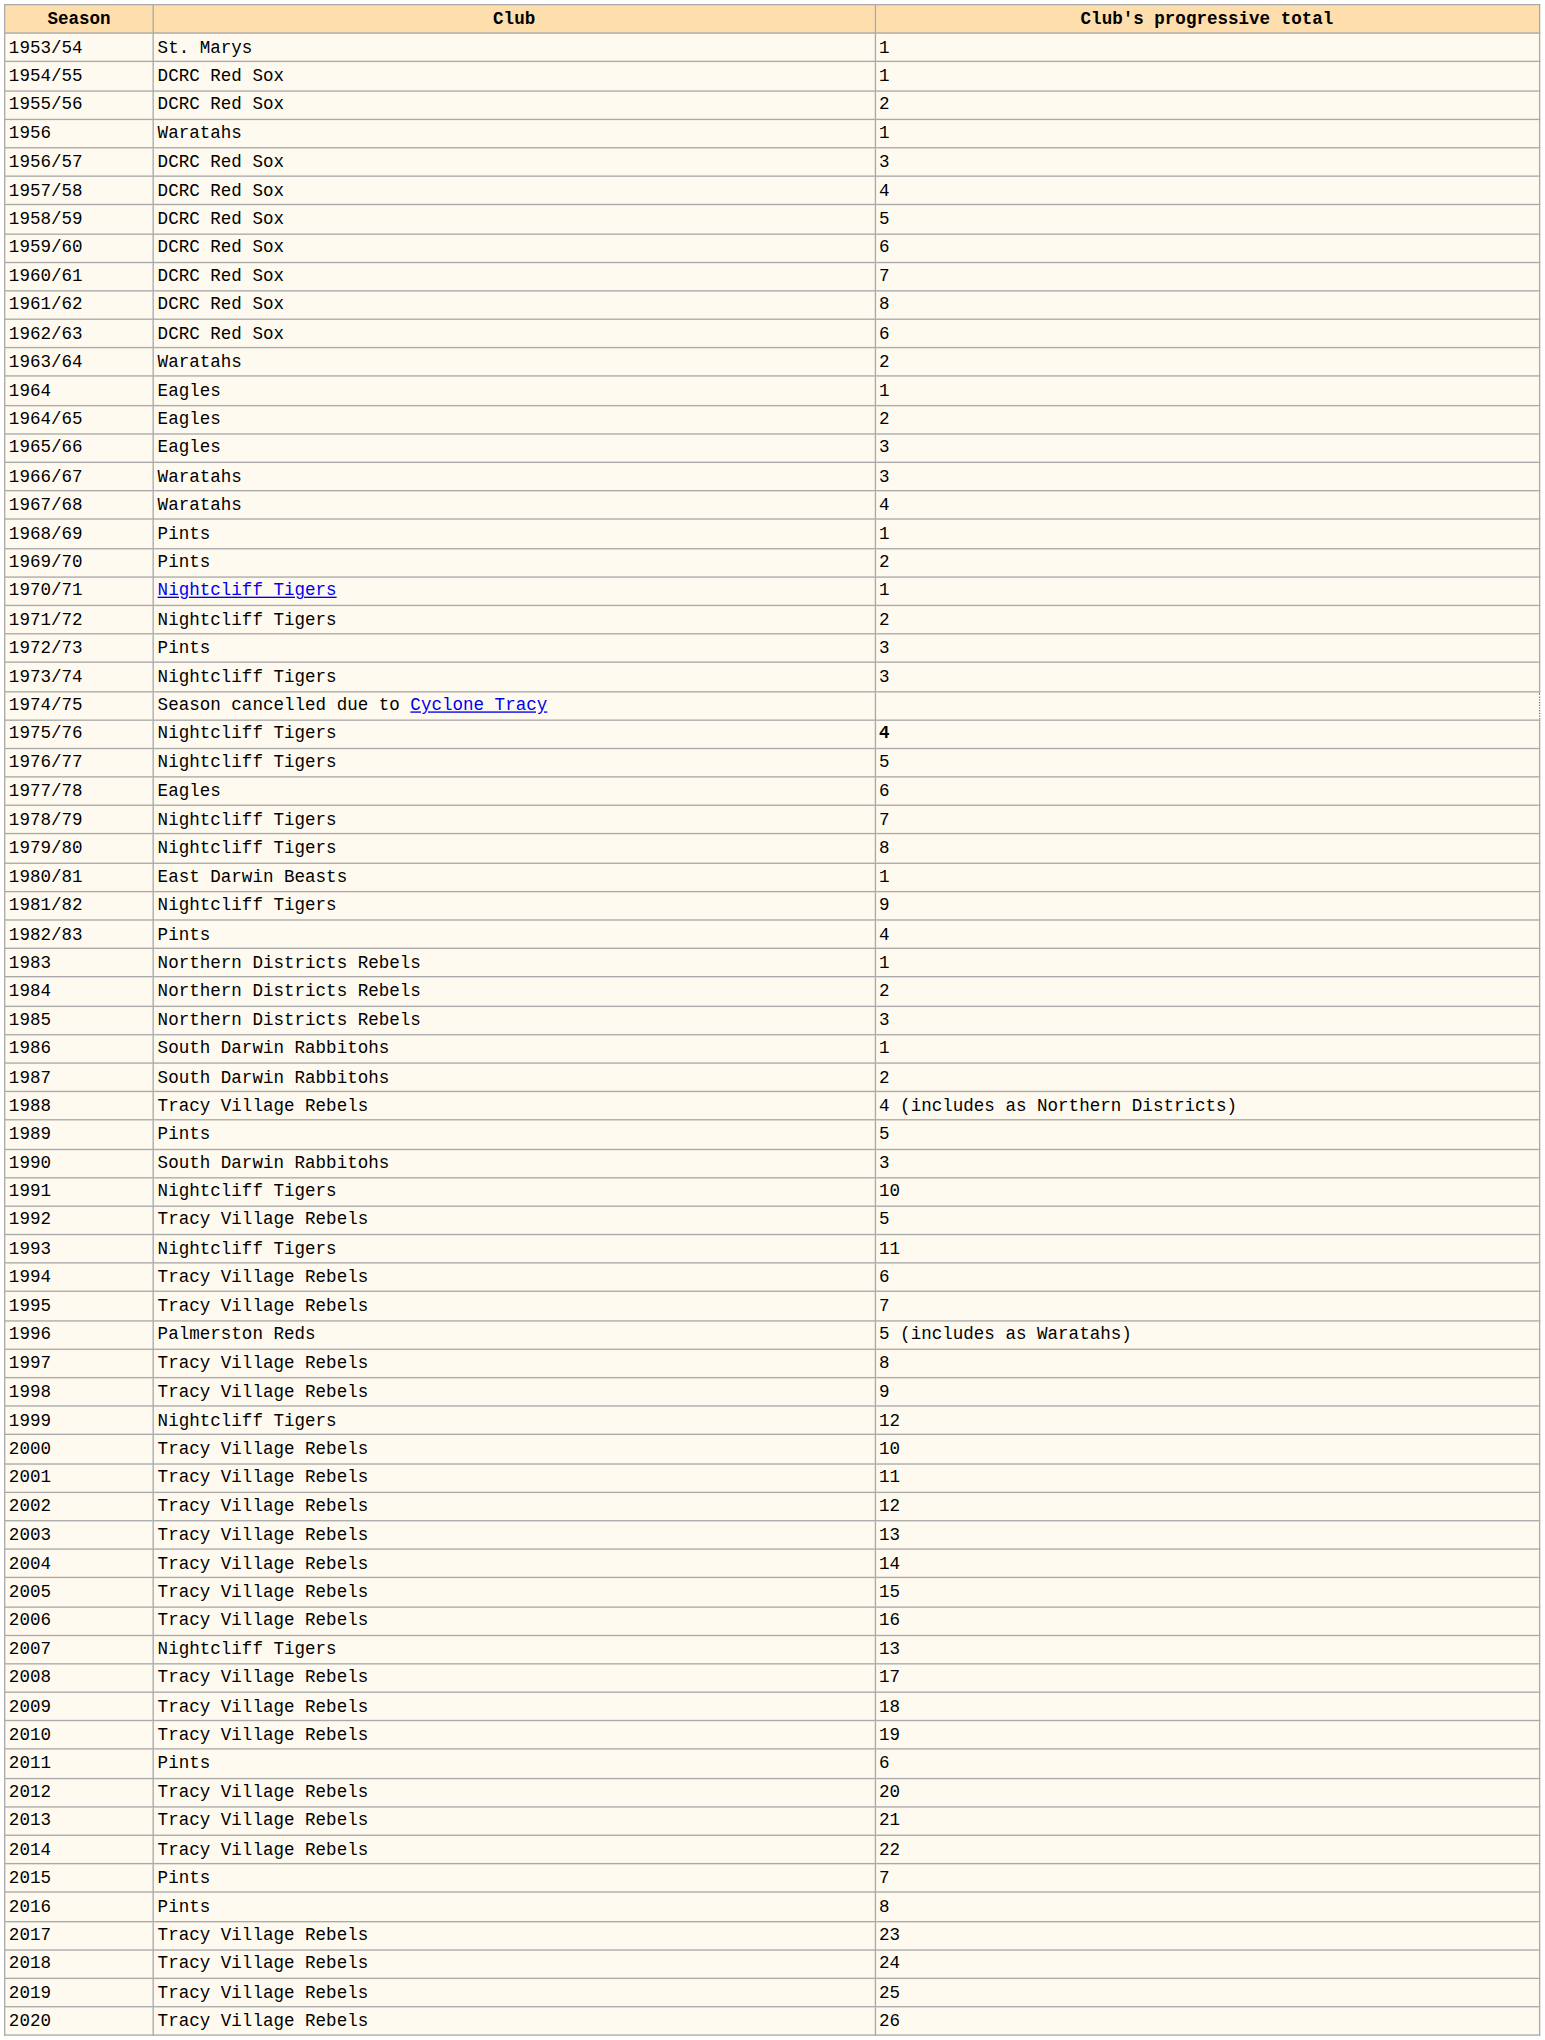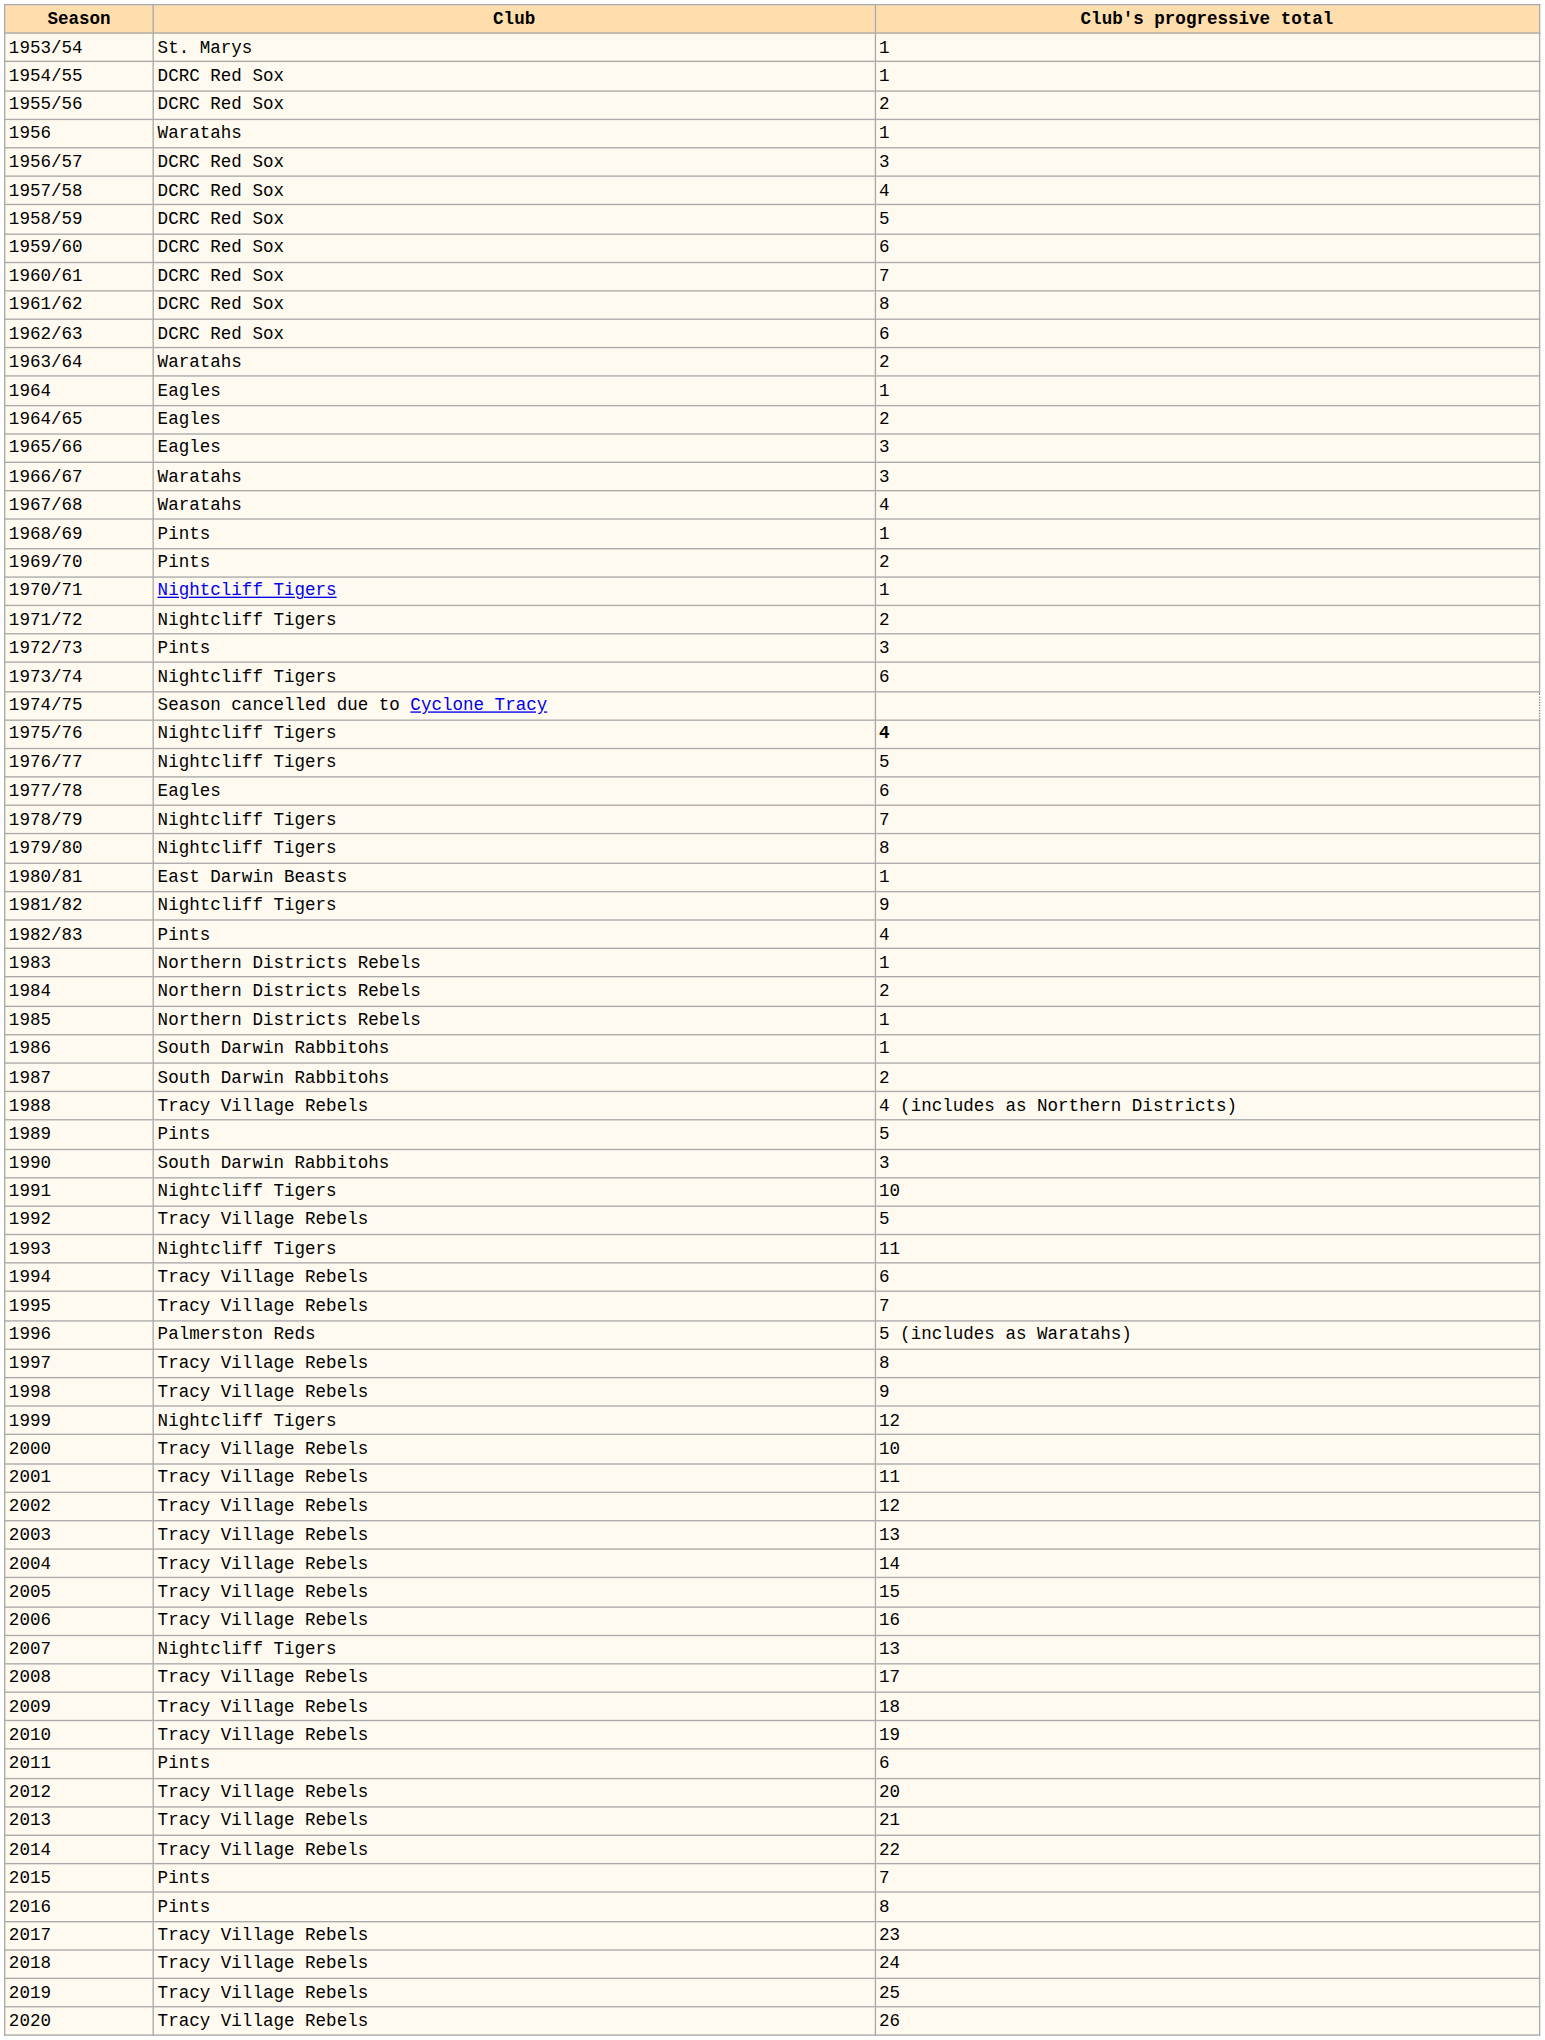(884, 677) 3 -> (884, 677) 6
(884, 1020) 3 -> (884, 1020) 1
